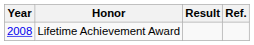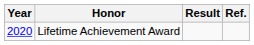(20, 31) 2008 -> (20, 31) 2020
